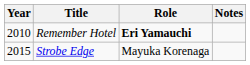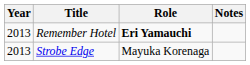(19, 32) 2010 -> (19, 32) 2013
(19, 51) 2015 -> (19, 51) 2013
